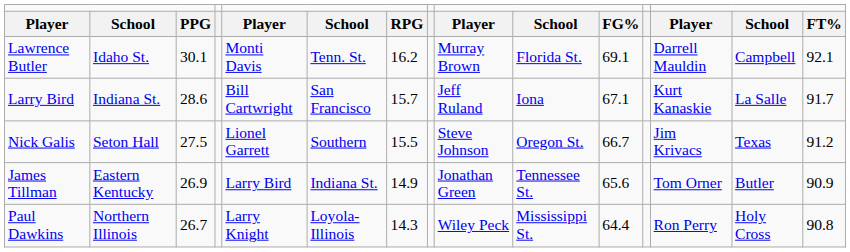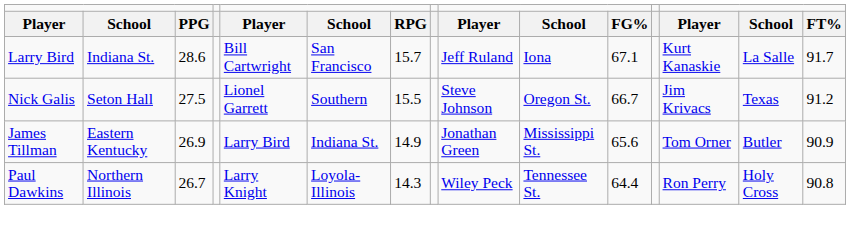- row: (39, 57)
(548, 183) Tennessee St. -> (559, 141) Mississippi St.
(552, 225) Mississippi St. -> (555, 183) Tennessee St.
